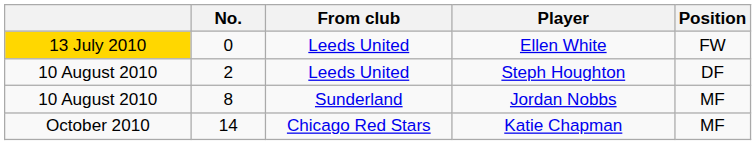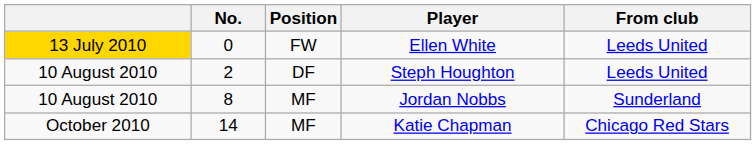columns swapped: (712, 18) <-> (359, 18)
